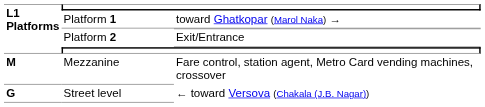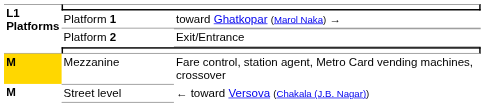(11, 62) no background -> (11, 62) gold background
(11, 93) G -> (11, 92) M
